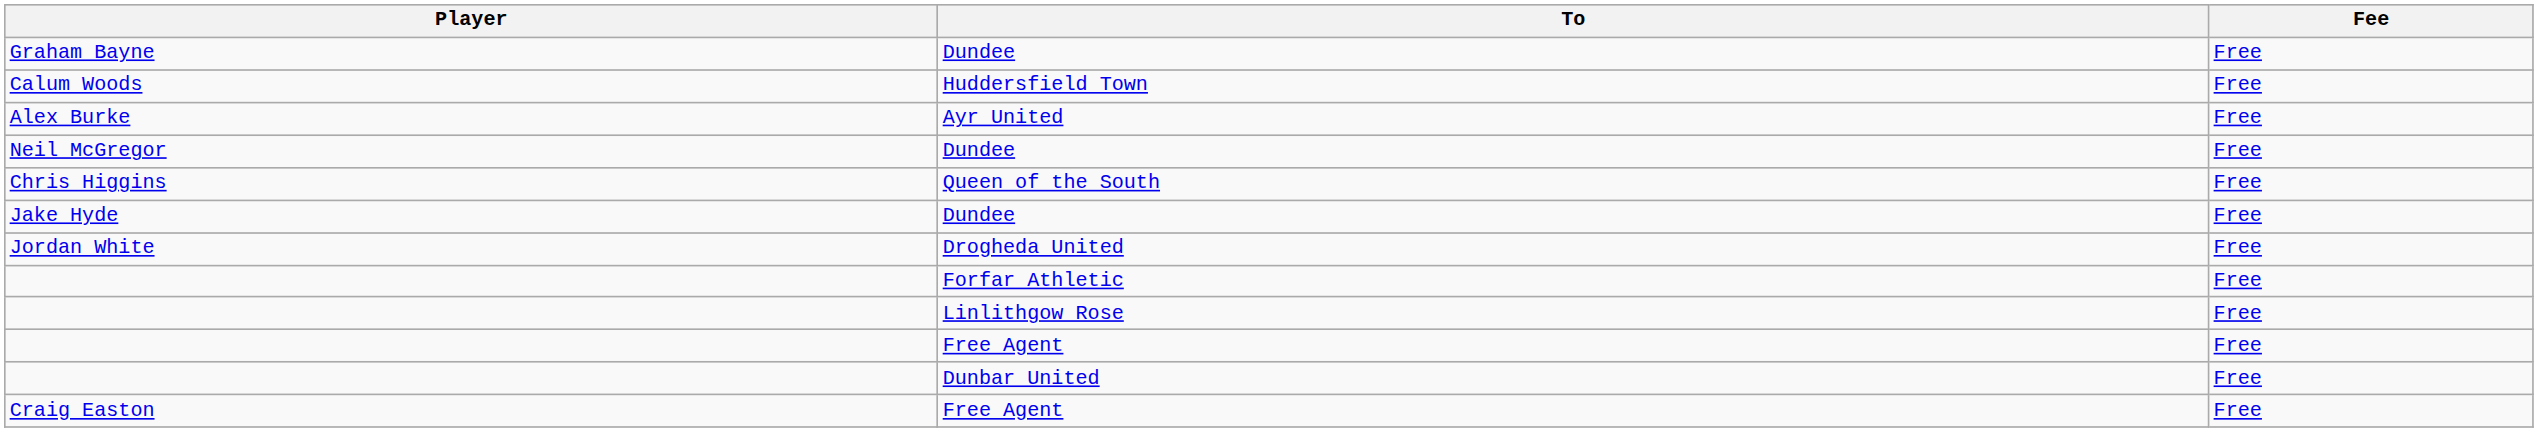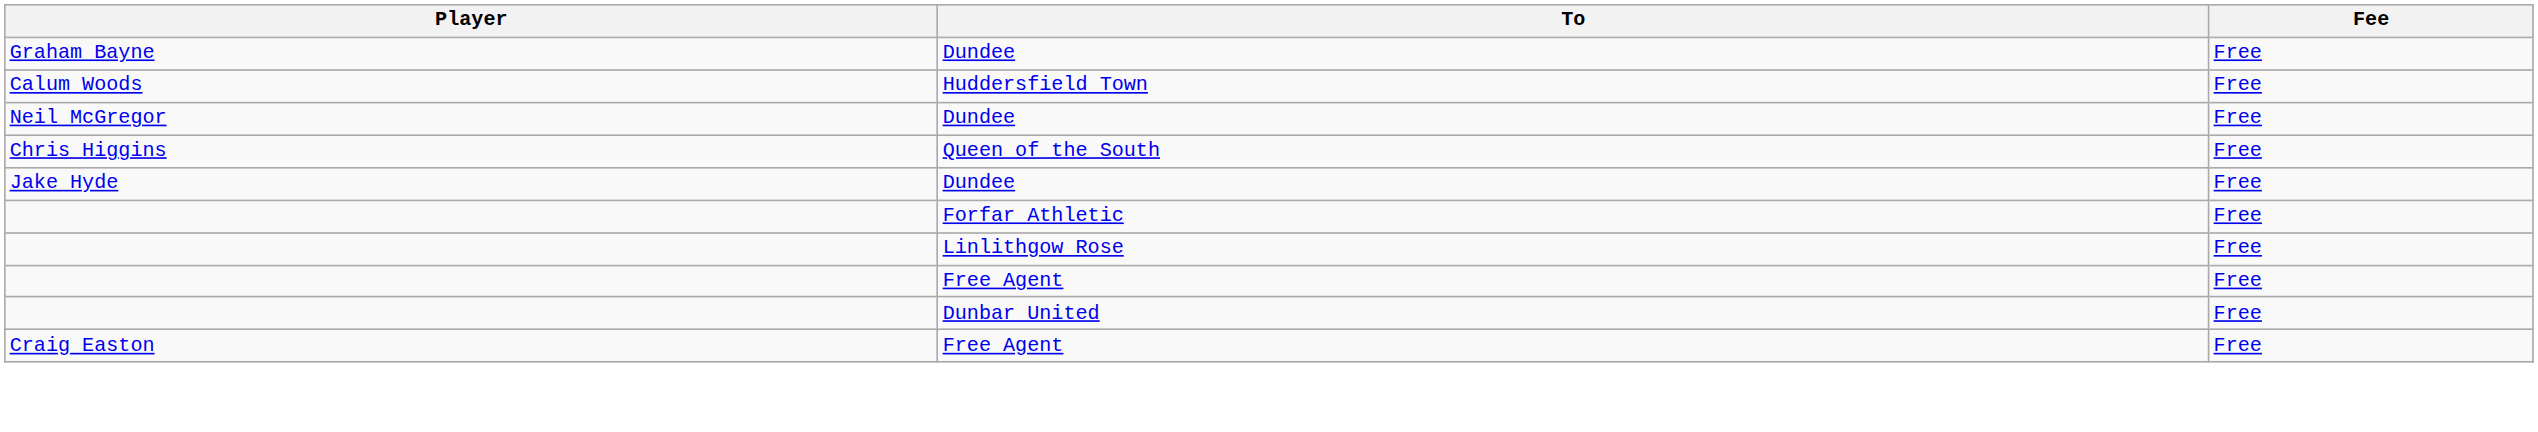- row: (70, 119)
- row: (82, 249)
